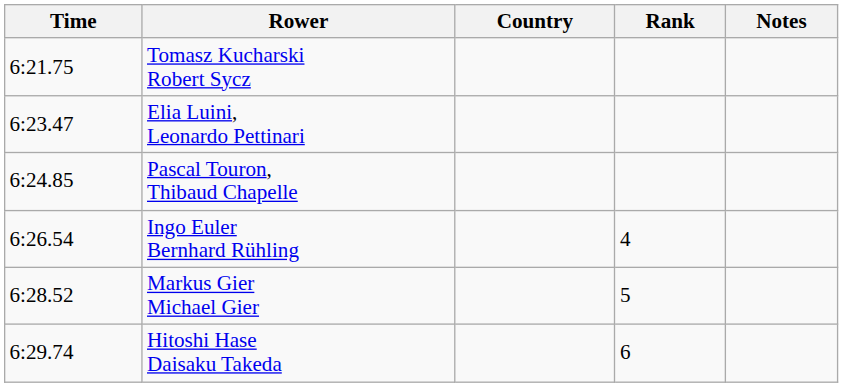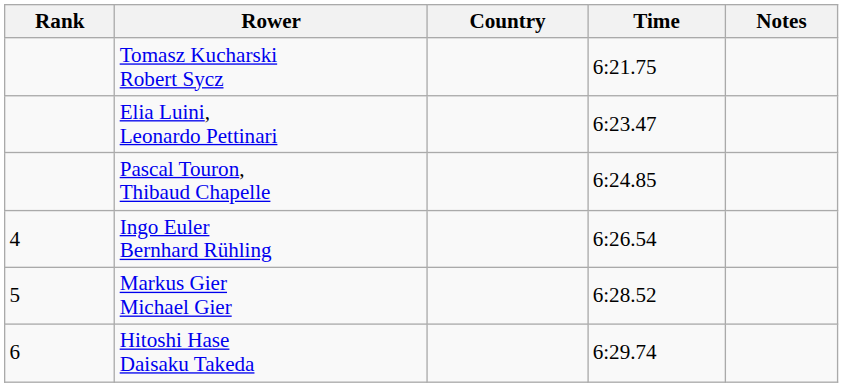columns swapped: (670, 21) <-> (73, 21)
